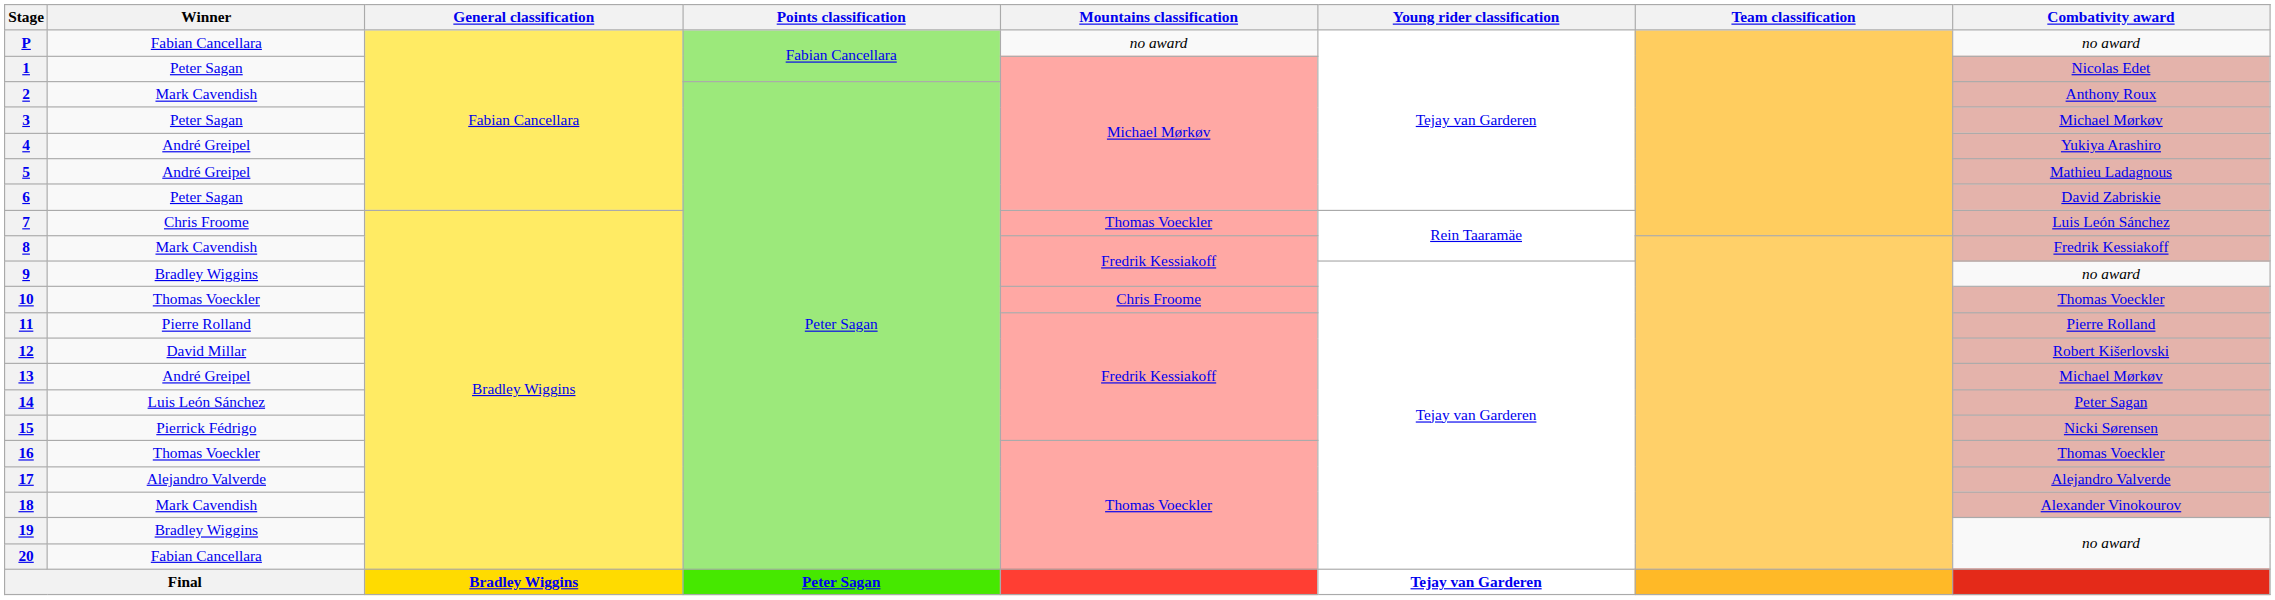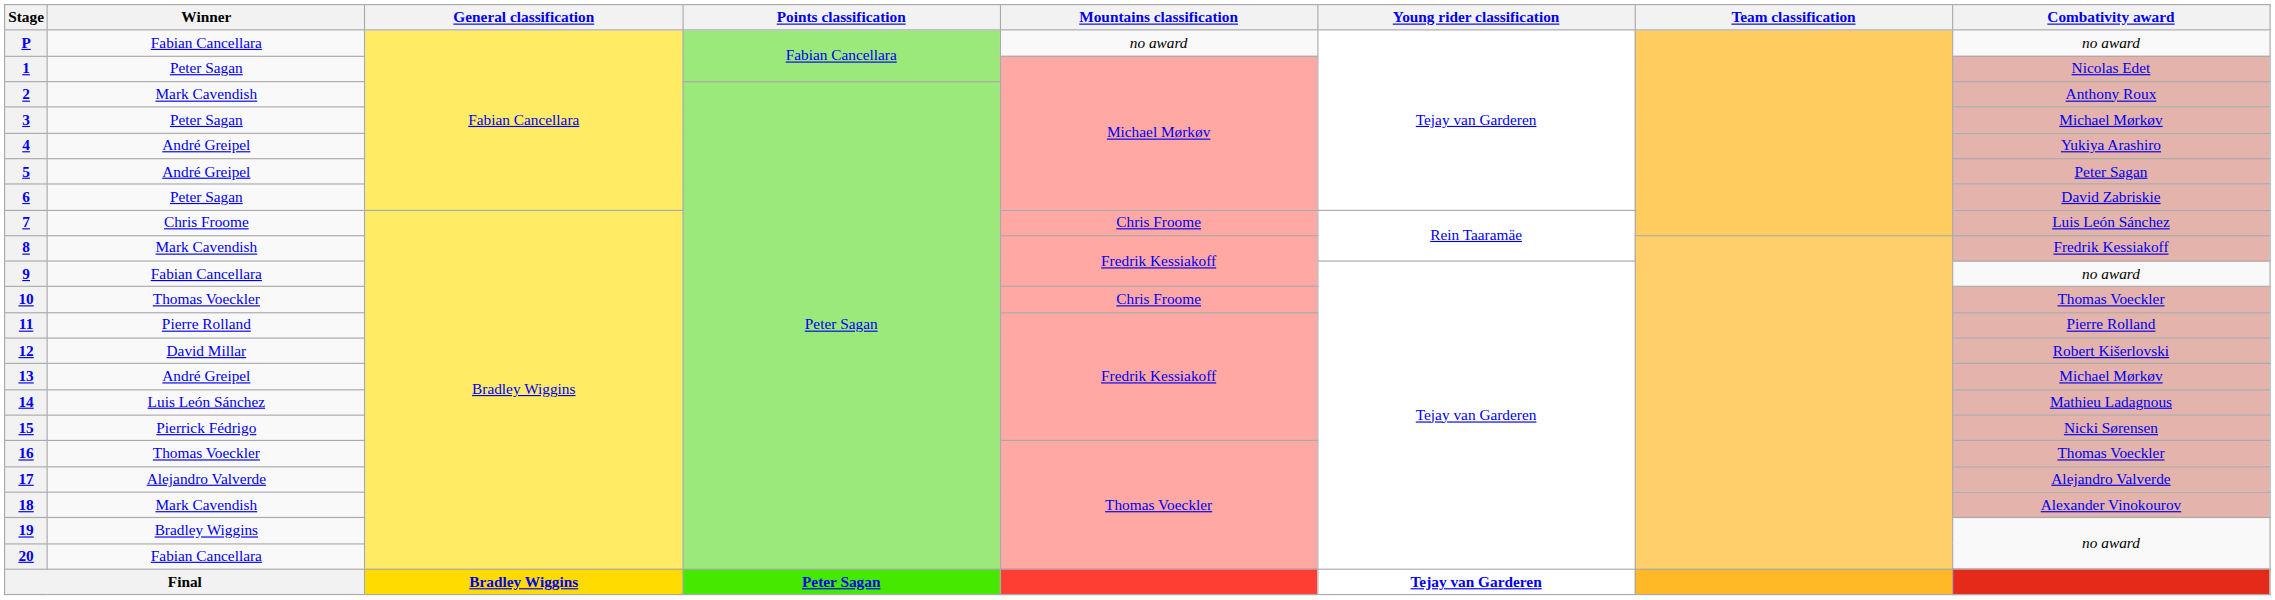(2111, 171) Mathieu Ladagnous -> (2111, 171) Peter Sagan
(1159, 222) Thomas Voeckler -> (1159, 222) Chris Froome
(206, 274) Bradley Wiggins -> (206, 274) Fabian Cancellara
(2111, 402) Peter Sagan -> (2111, 402) Mathieu Ladagnous
